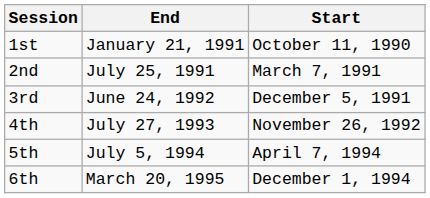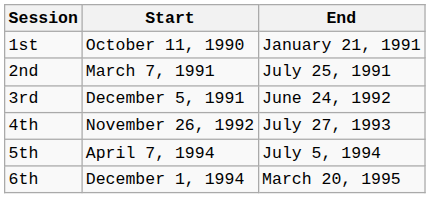columns swapped: (336, 18) <-> (165, 18)
